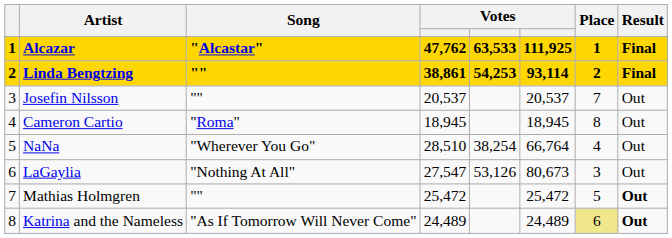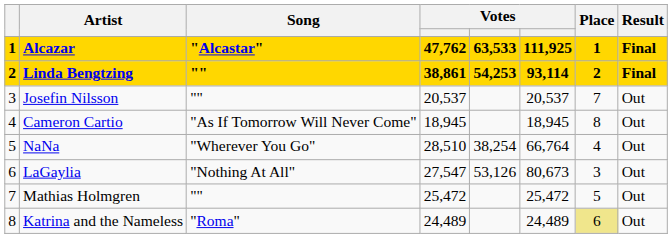(215, 122) "Roma" -> (303, 122) "As If Tomorrow Will Never Come"
(635, 196) bold -> (633, 196) normal
(303, 220) "As If Tomorrow Will Never Come" -> (215, 220) "Roma"
(635, 220) bold -> (633, 220) normal
